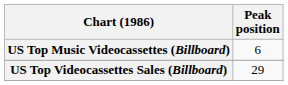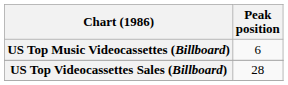(258, 70) 29 -> (258, 70) 28
